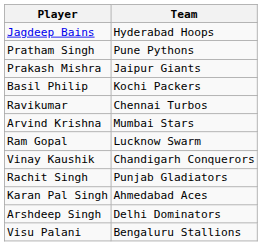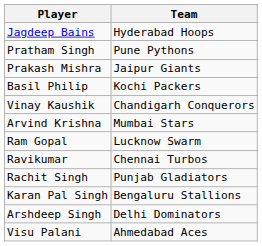rows swapped: (51, 159) <-> (37, 105)
(160, 196) Ahmedabad Aces -> (177, 196) Bengaluru Stallions
(177, 232) Bengaluru Stallions -> (160, 232) Ahmedabad Aces
